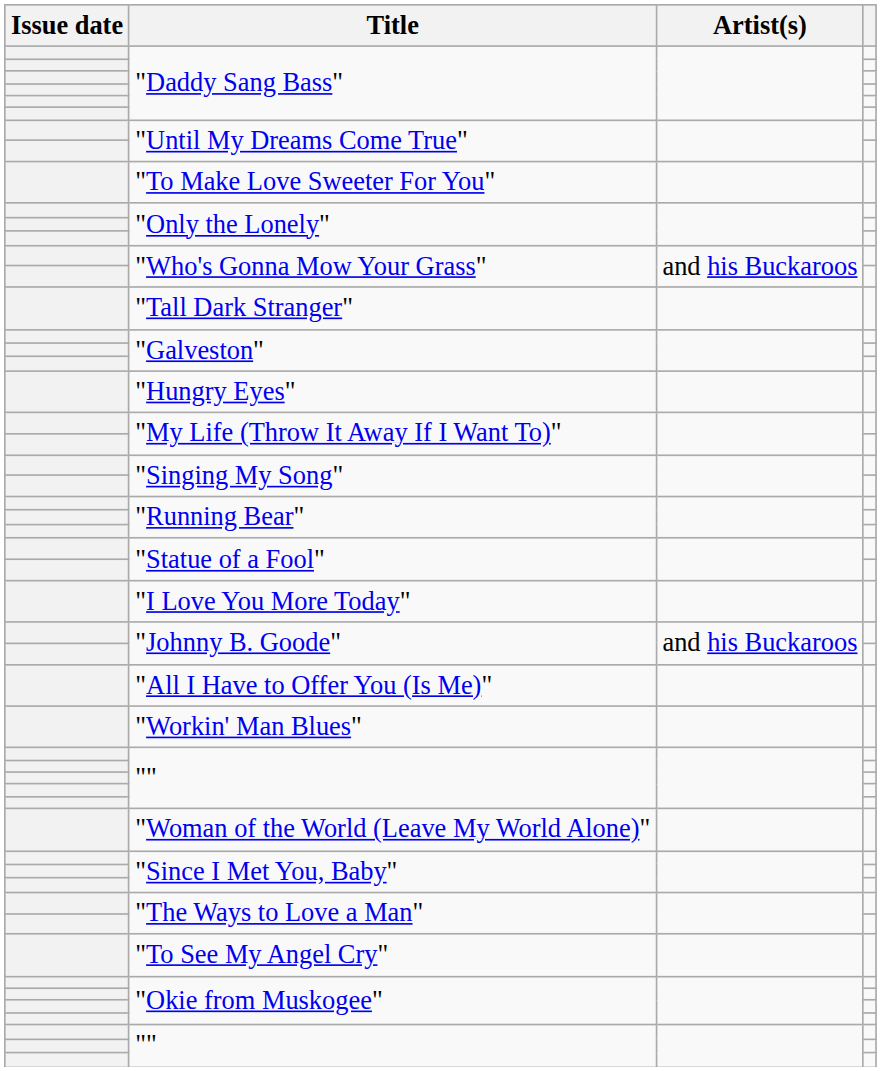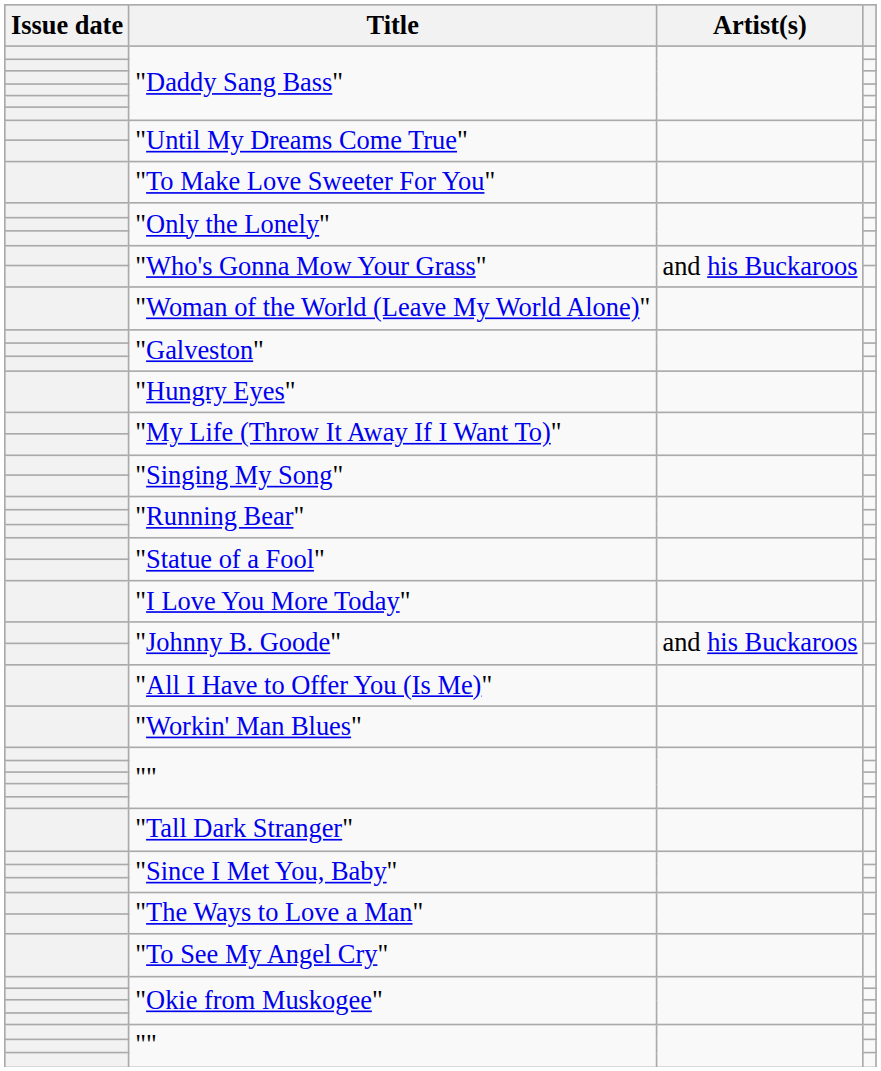rows swapped: (393, 829) <-> (244, 307)
